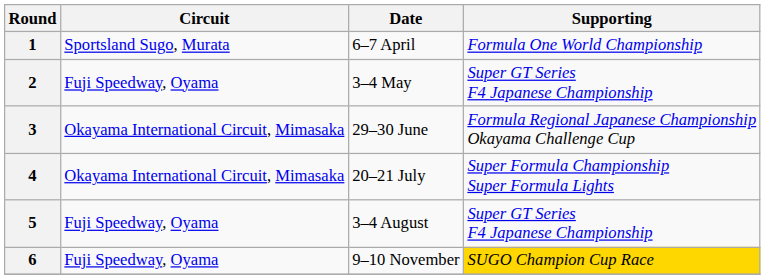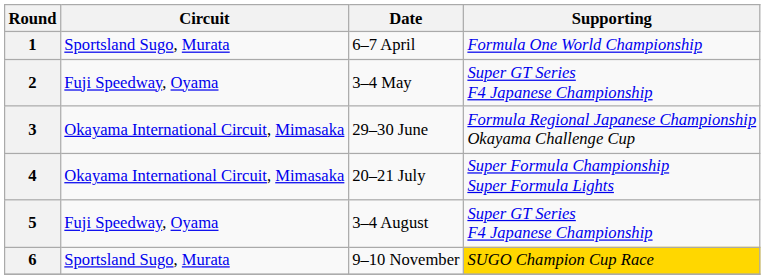(141, 260) Fuji Speedway, Oyama -> (147, 260) Sportsland Sugo, Murata
